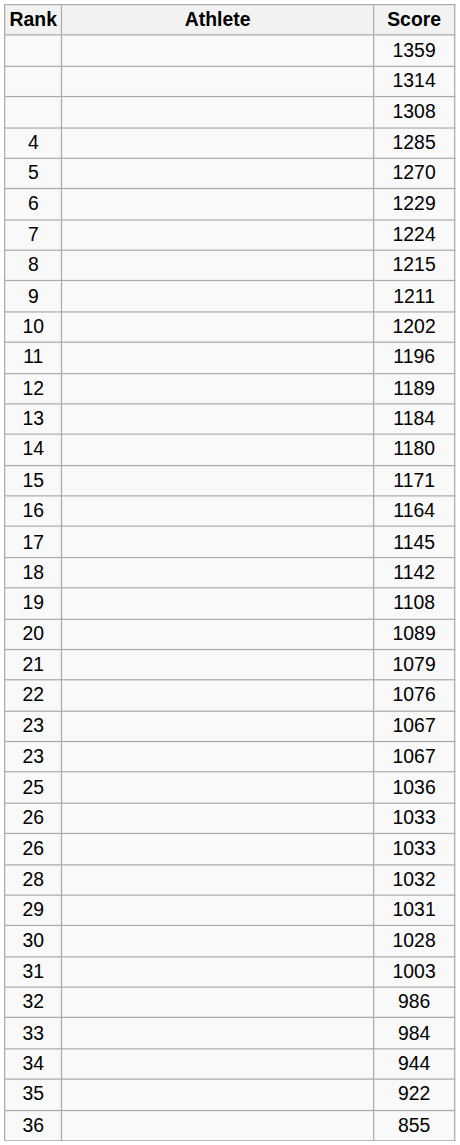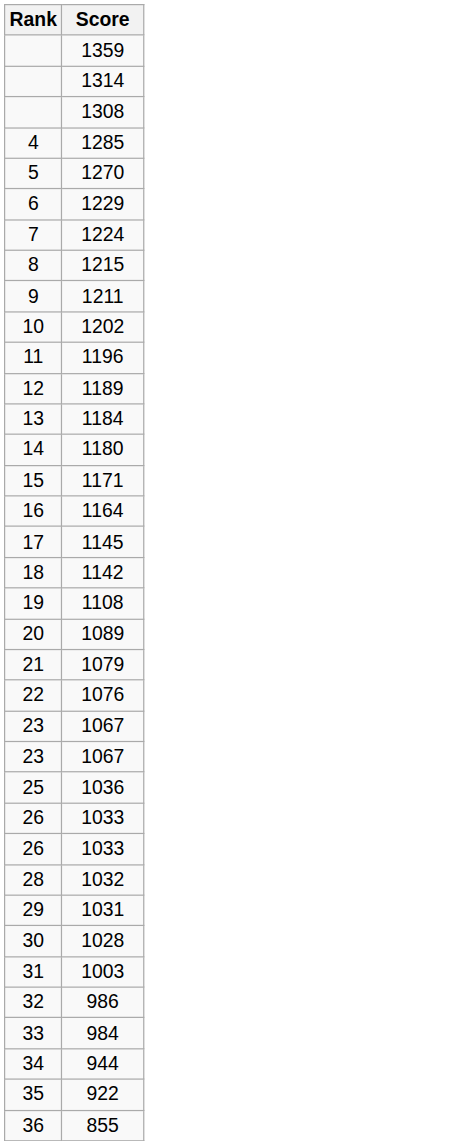- column: (218, 19)
